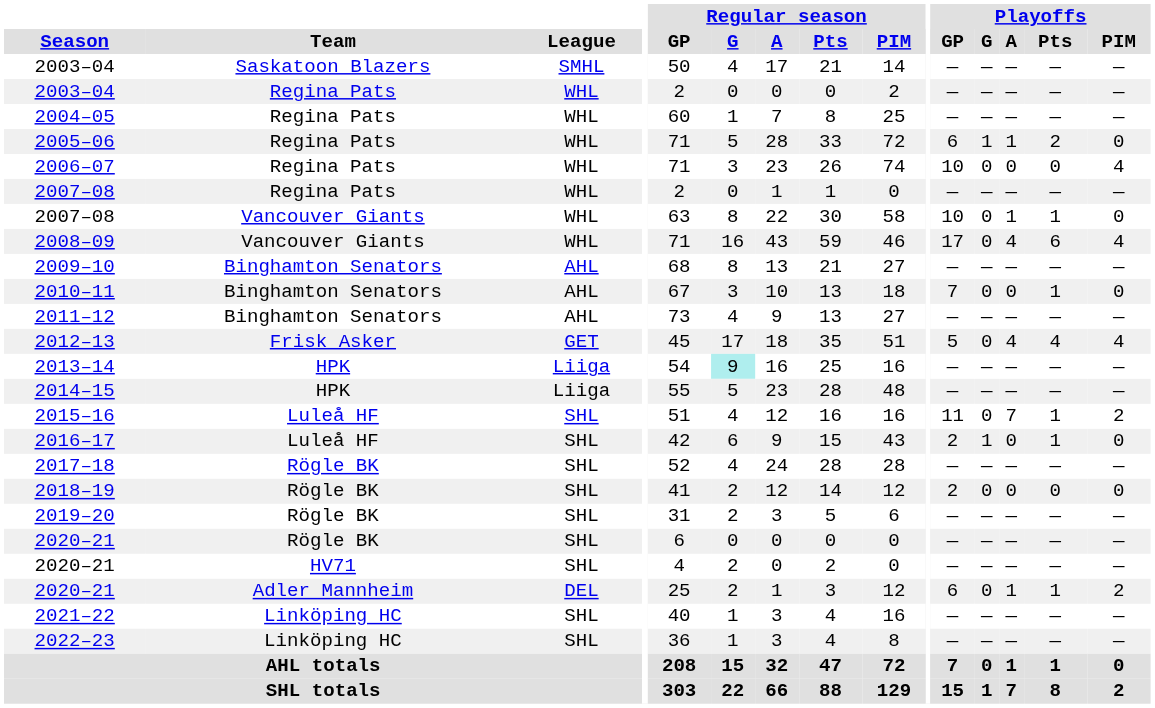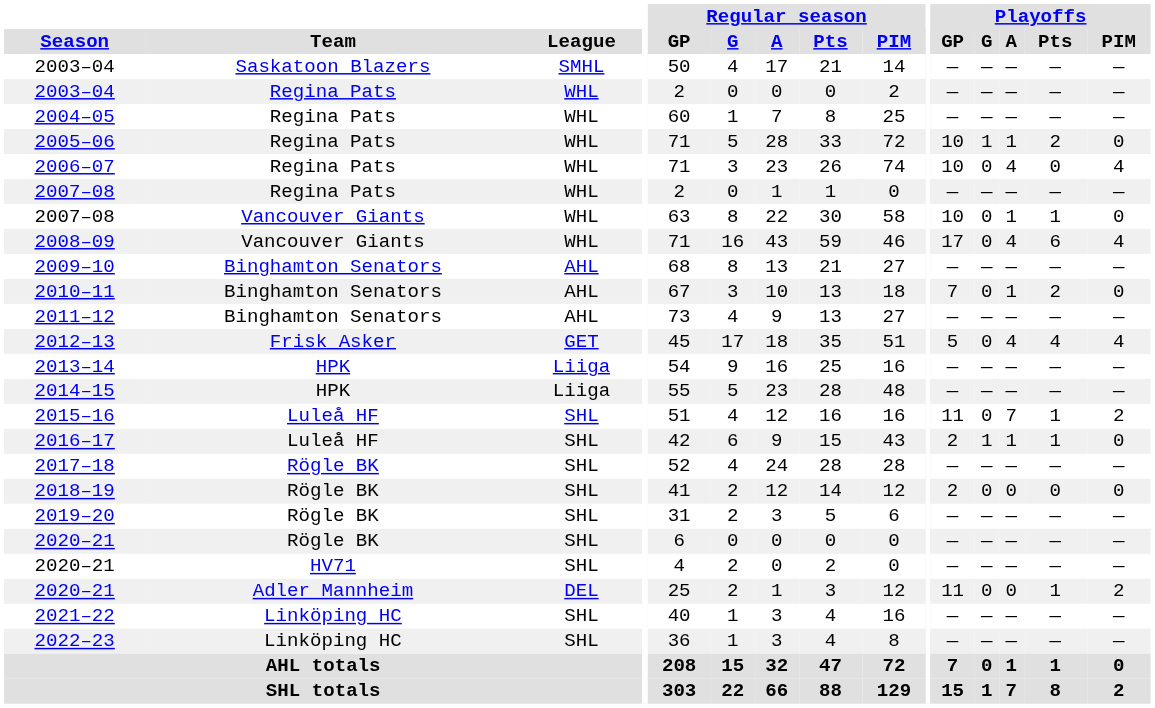(953, 141) 6 -> (953, 141) 10
(1011, 166) 0 -> (1011, 166) 4
(1011, 291) 0 -> (1011, 291) 1
(1055, 291) 1 -> (1055, 291) 2
(733, 366) paleturquoise background -> (733, 366) no background
(1011, 441) 0 -> (1011, 441) 1
(953, 591) 6 -> (953, 591) 11
(1011, 591) 1 -> (1011, 591) 0
